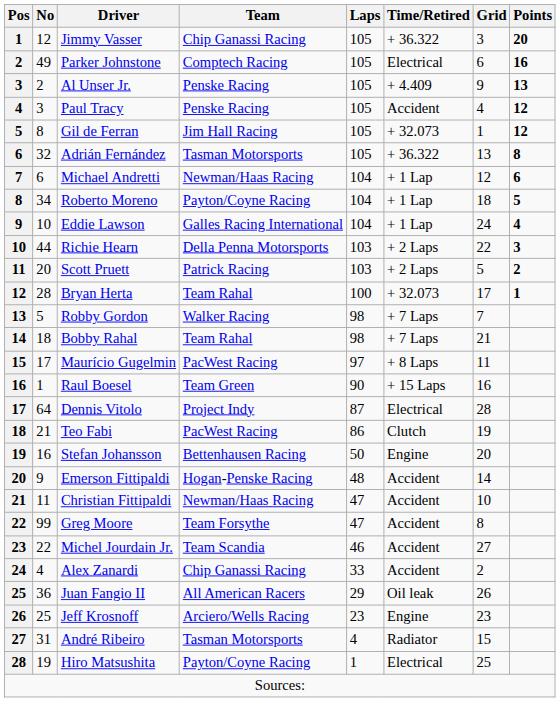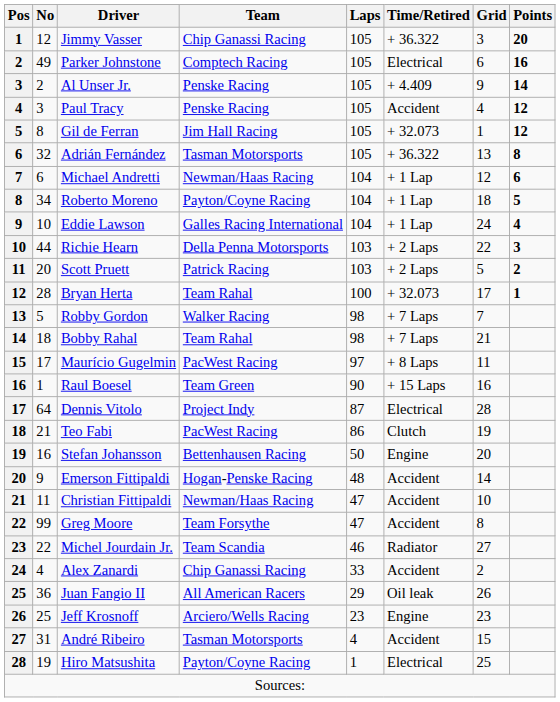(521, 85) 13 -> (521, 85) 14
(413, 547) Accident -> (412, 547) Radiator
(412, 639) Radiator -> (413, 639) Accident
